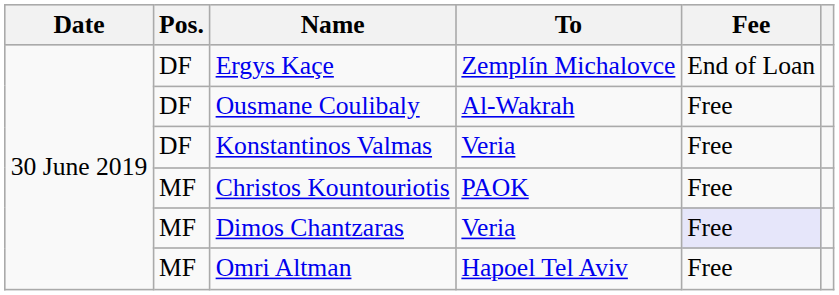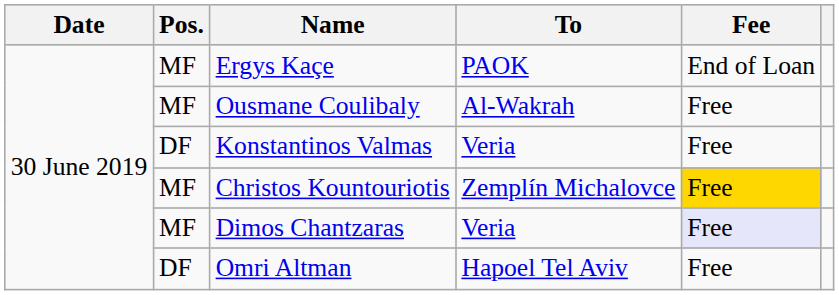(175, 65) DF -> (178, 65) MF
(568, 65) Zemplín Michalovce -> (495, 65) PAOK
(175, 106) DF -> (178, 106) MF
(495, 187) PAOK -> (568, 187) Zemplín Michalovce
(710, 187) no background -> (710, 187) gold background
(178, 268) MF -> (175, 268) DF
